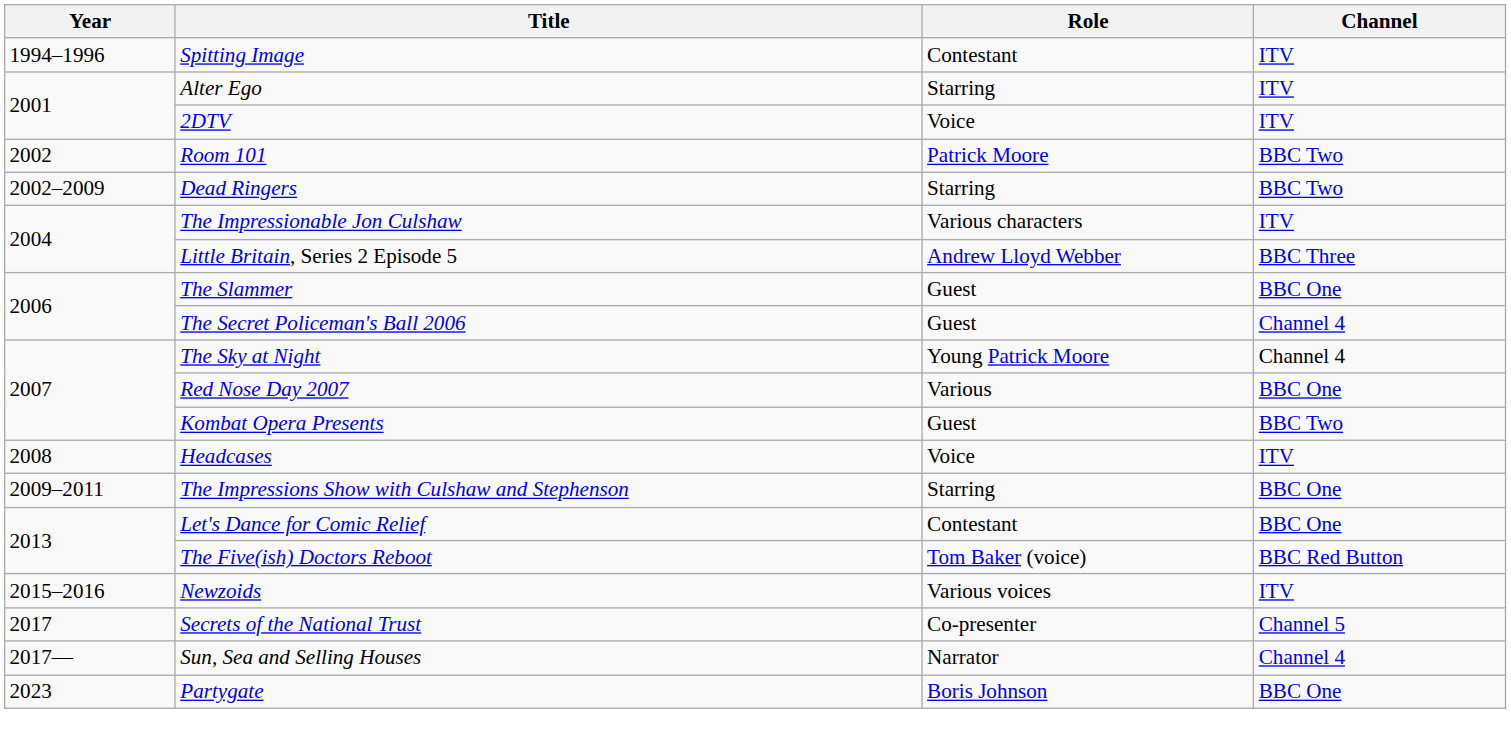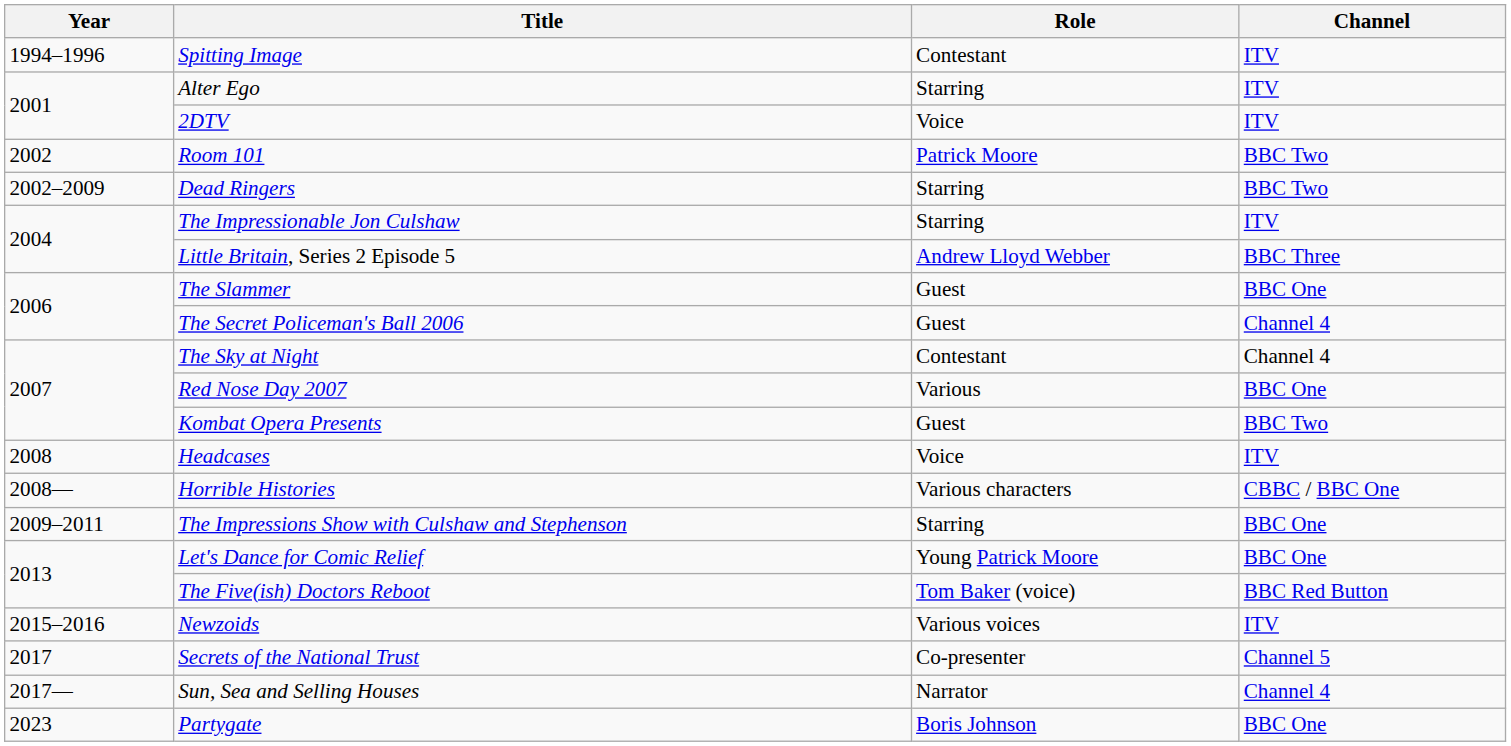(1005, 222) Various characters -> (950, 222) Starring
(1018, 356) Young Patrick Moore -> (961, 356) Contestant
+ row: (257, 490)
(972, 523) Contestant -> (1007, 557) Young Patrick Moore
